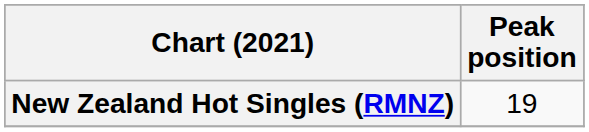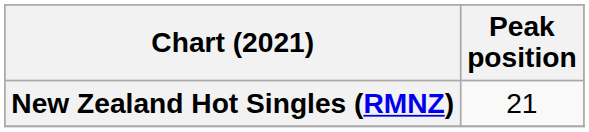(522, 103) 19 -> (522, 103) 21
